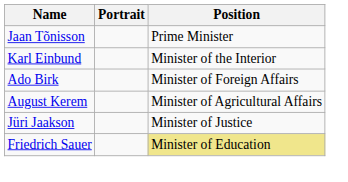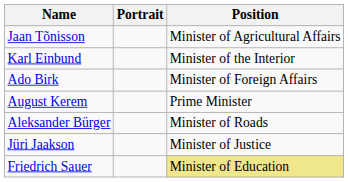(192, 36) Prime Minister -> (255, 36) Minister of Agricultural Affairs
(237, 101) Minister of Agricultural Affairs -> (211, 101) Prime Minister
+ row: (59, 123)
